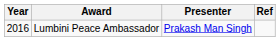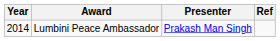(18, 28) 2016 -> (18, 28) 2014
